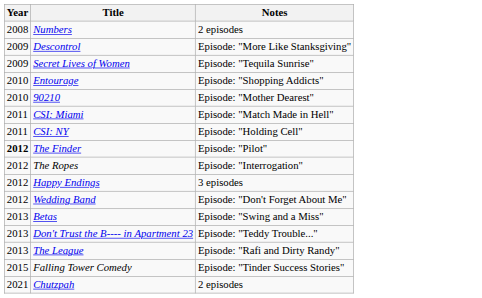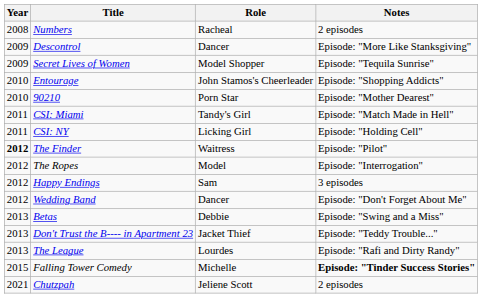+ column: (256, 13)
(271, 268) normal -> (397, 268) bold
